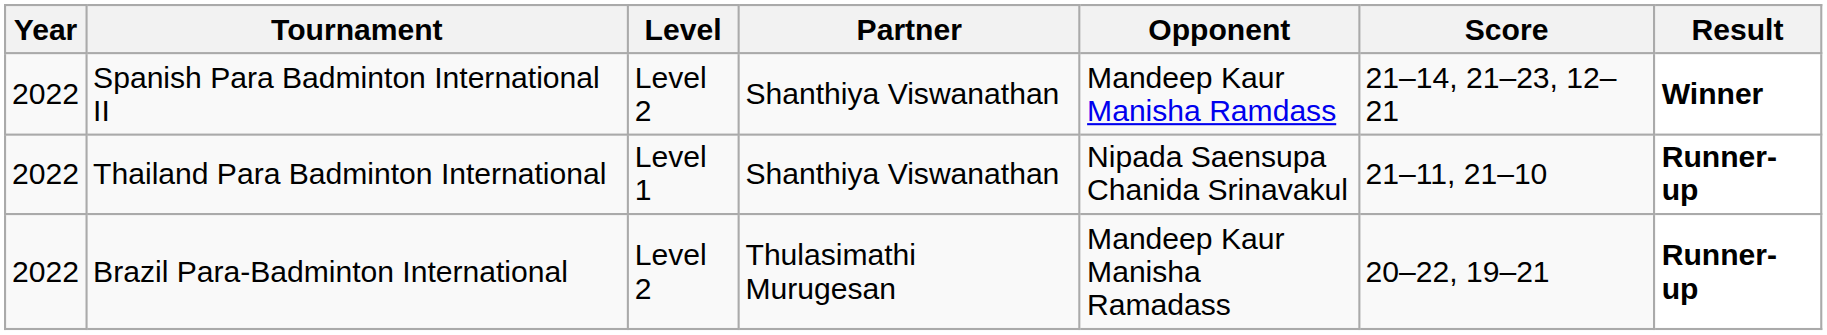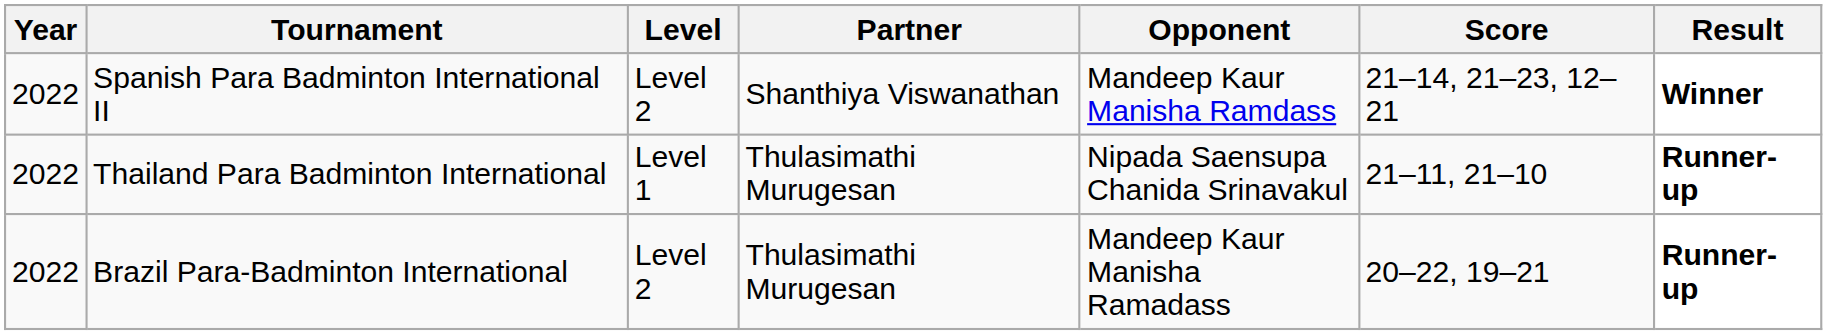(902, 174) Shanthiya Viswanathan -> (831, 174) Thulasimathi Murugesan
